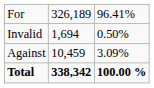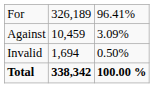rows swapped: (26, 53) <-> (25, 33)
